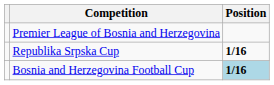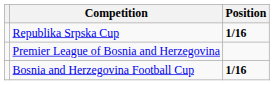rows swapped: (116, 32) <-> (66, 51)
(236, 70) lightblue background -> (236, 70) no background
